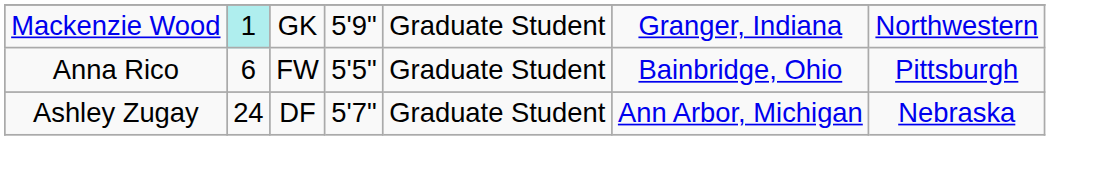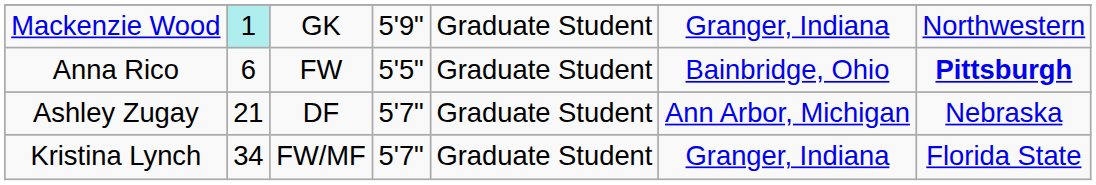(957, 69) normal -> (1004, 69) bold
(248, 112) 24 -> (248, 112) 21
+ row: (116, 156)
